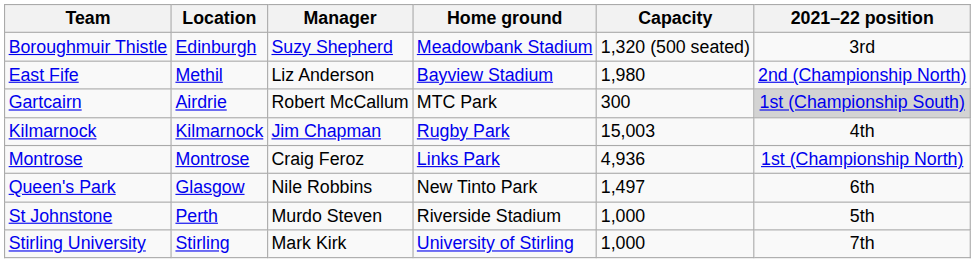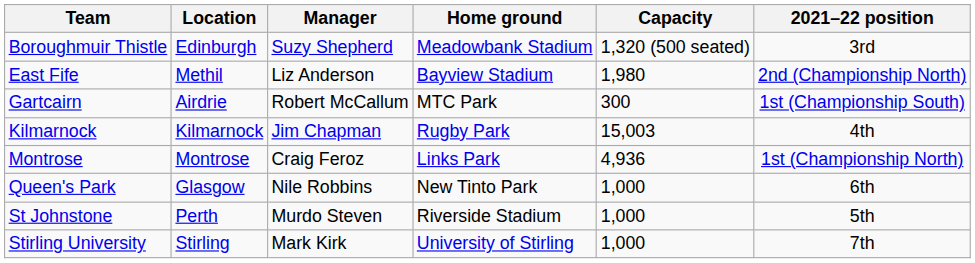(862, 103) lightgrey background -> (862, 103) no background
(623, 187) 1,497 -> (623, 187) 1,000
